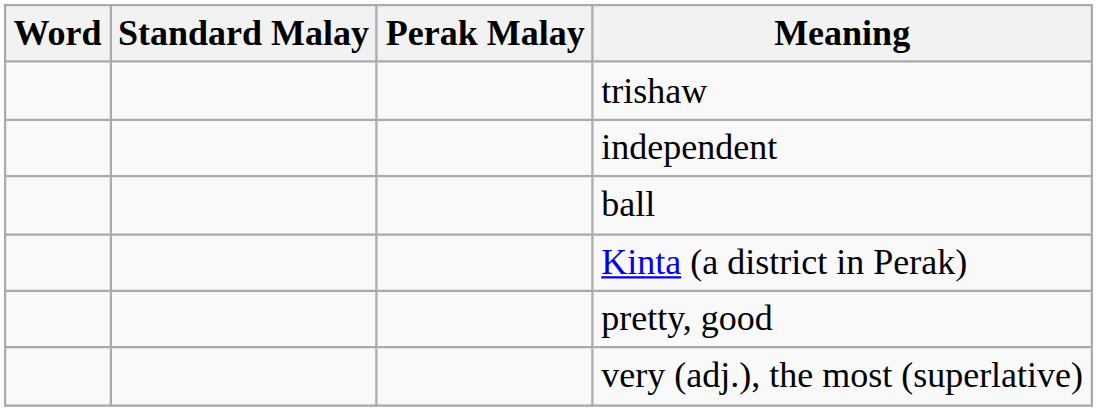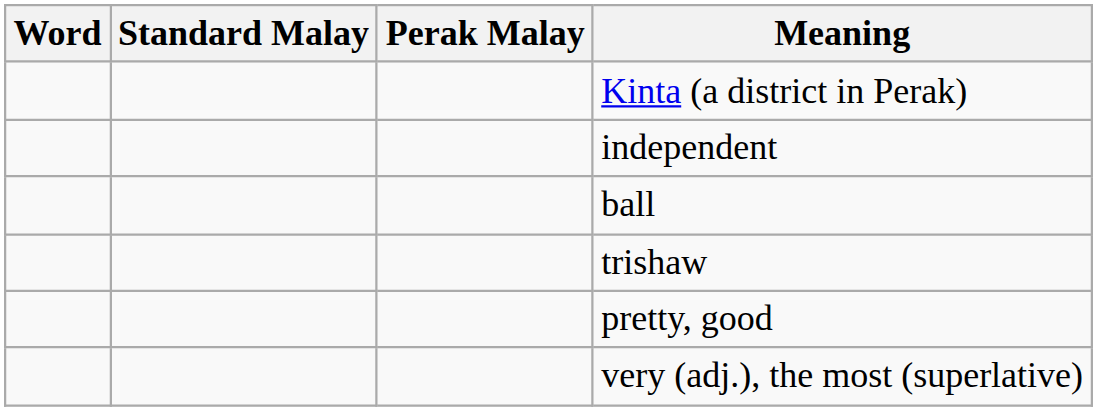rows swapped: (784, 261) <-> (654, 90)
